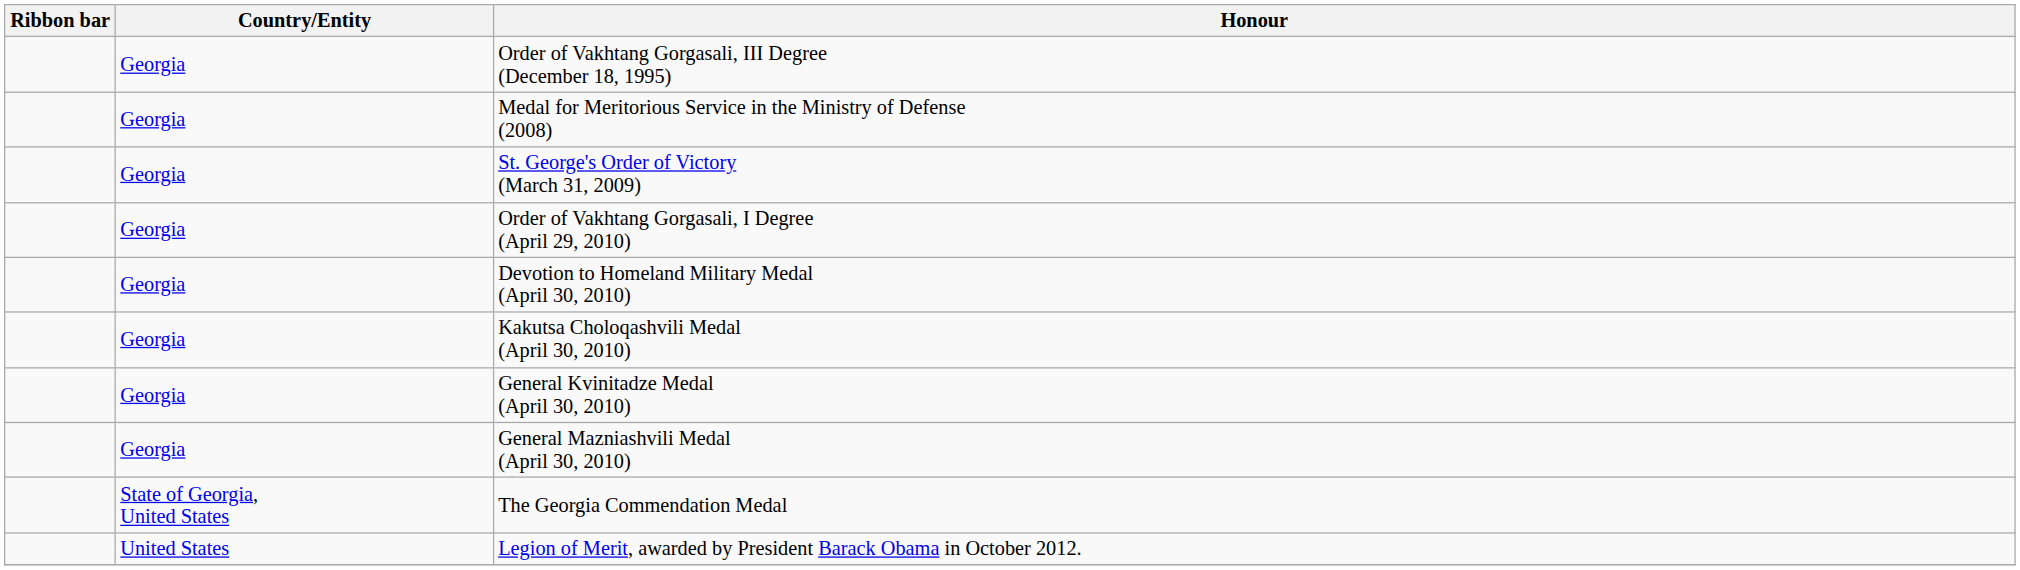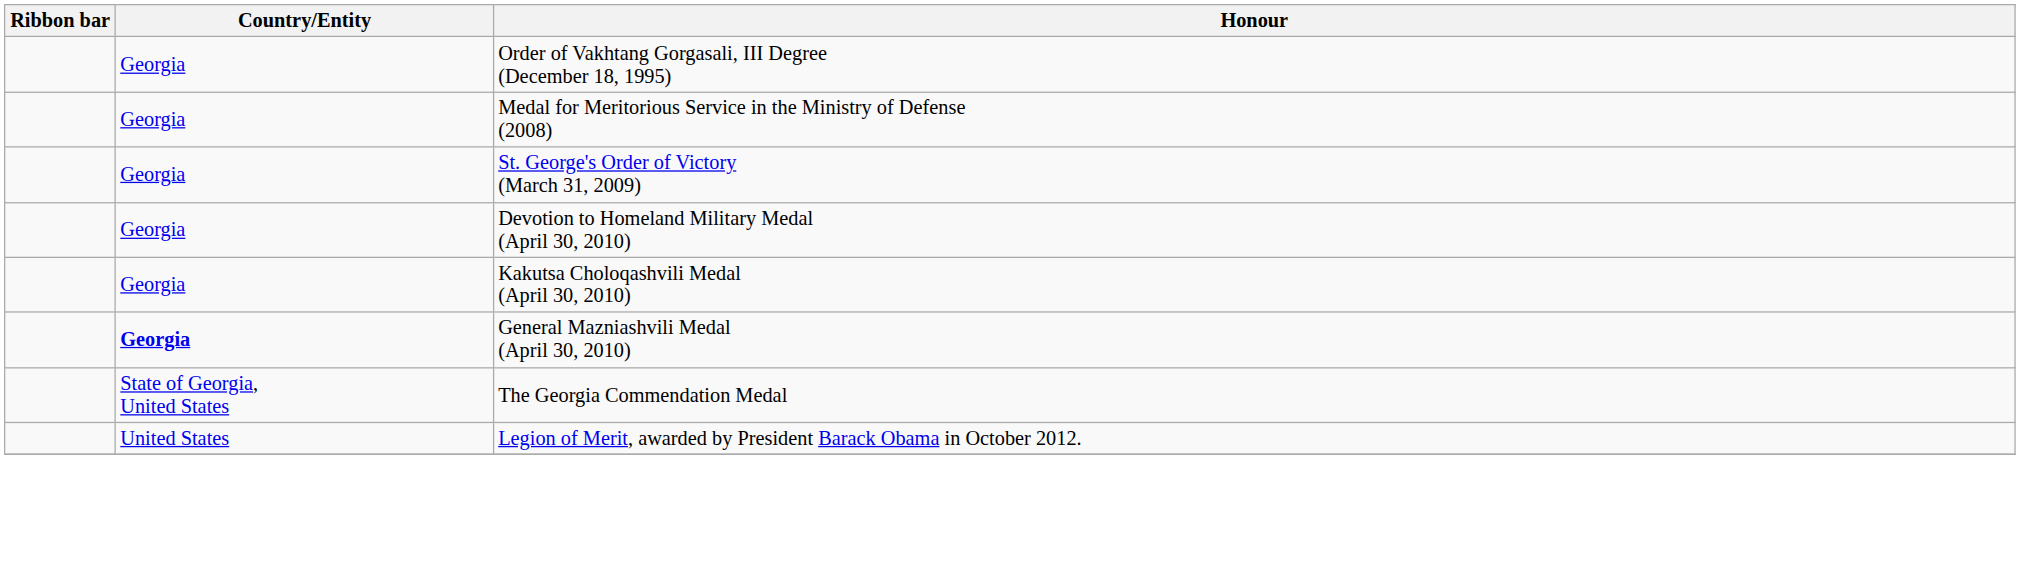- row: (656, 229)
- row: (606, 394)
(153, 449) normal -> (155, 339) bold
